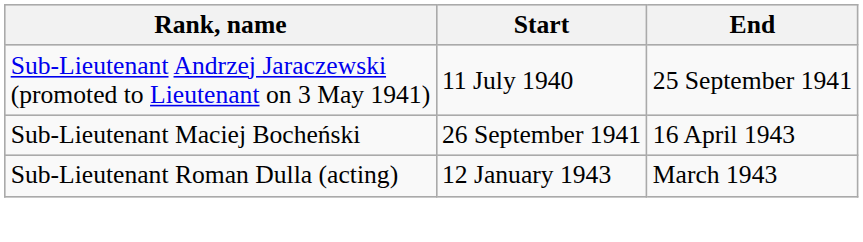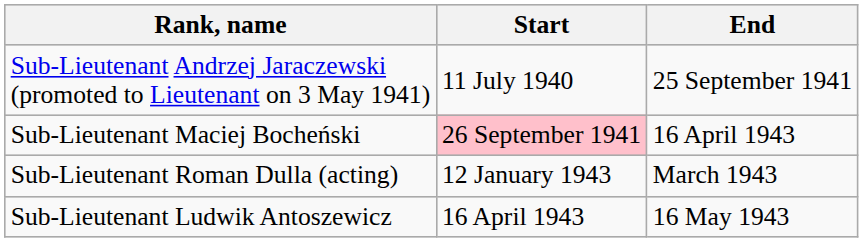(542, 134) no background -> (542, 134) pink background
+ row: (201, 216)
